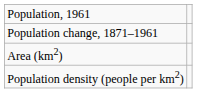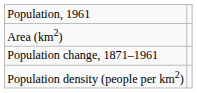rows swapped: (83, 33) <-> (35, 54)
